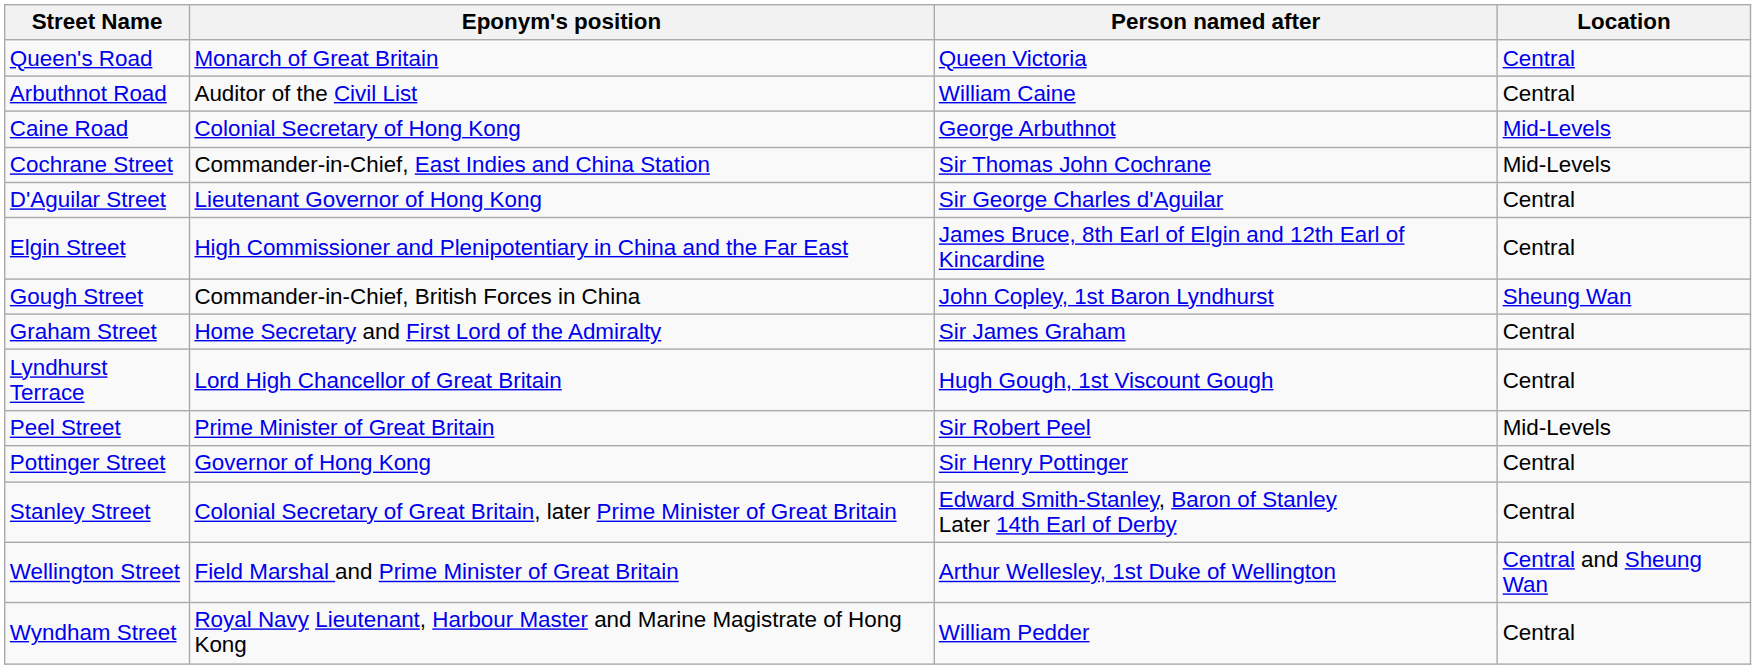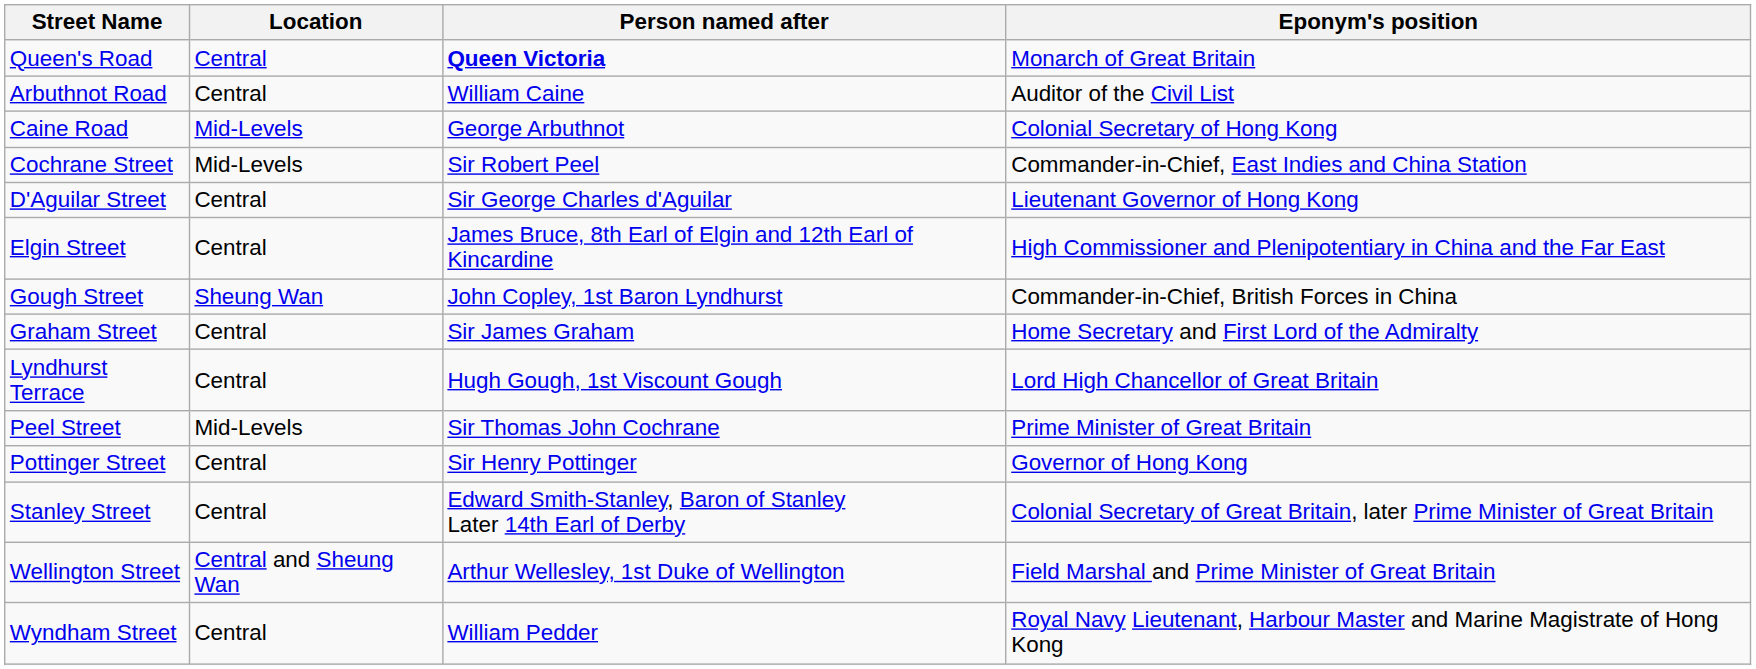columns swapped: (1624, 22) <-> (561, 22)
(1013, 57) normal -> (526, 57) bold
(1075, 164) Sir Thomas John Cochrane -> (523, 164) Sir Robert Peel
(1015, 427) Sir Robert Peel -> (584, 427) Sir Thomas John Cochrane
